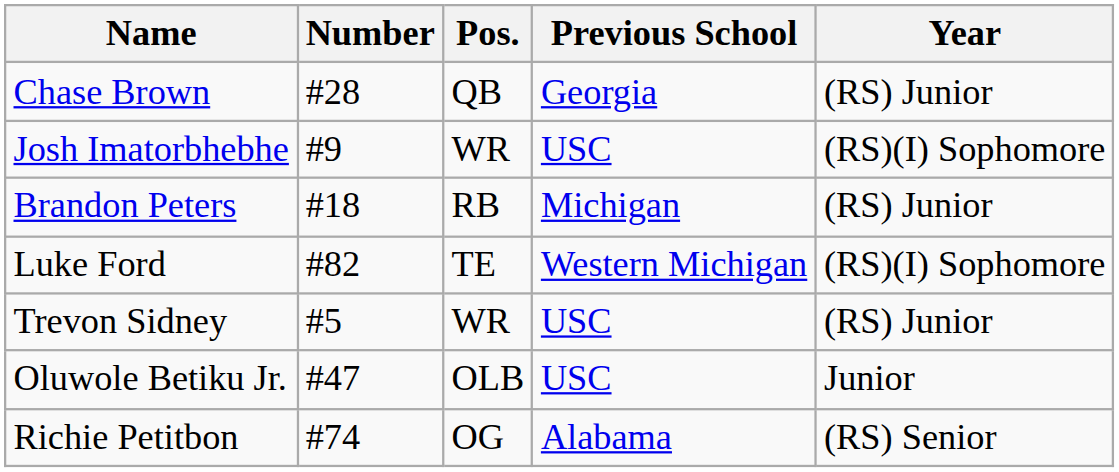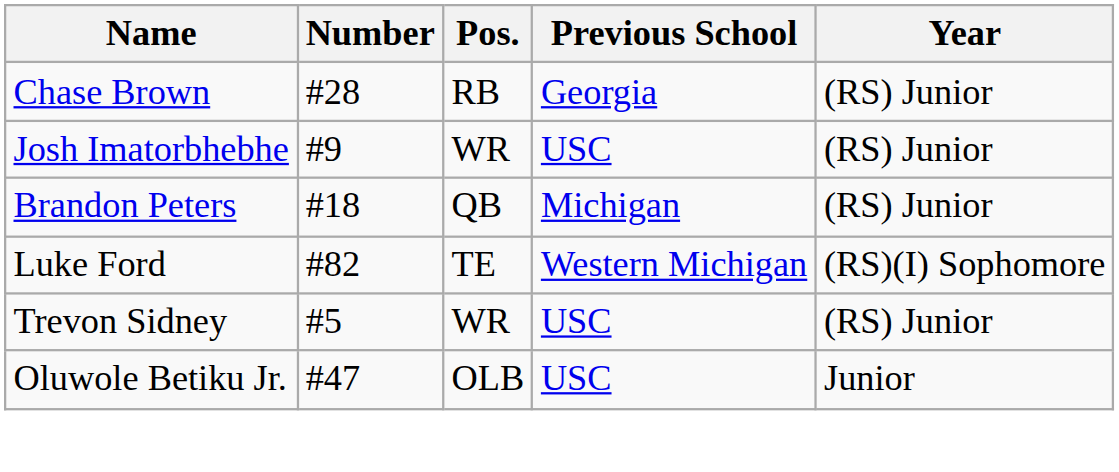(477, 90) QB -> (476, 90) RB
(965, 148) (RS)(I) Sophomore -> (908, 148) (RS) Junior
(476, 206) RB -> (477, 206) QB
- row: (126, 436)
